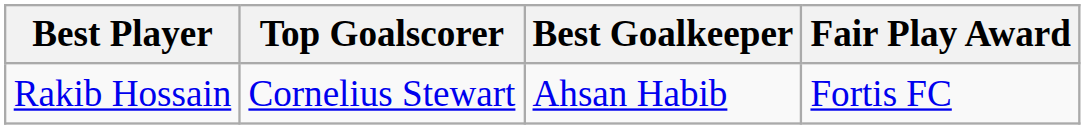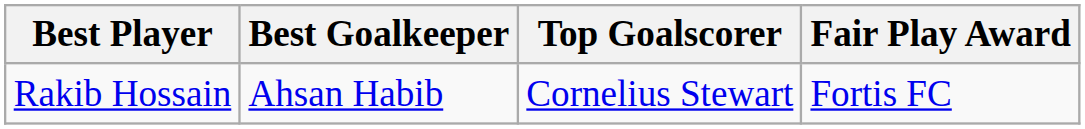columns swapped: (382, 33) <-> (663, 33)
